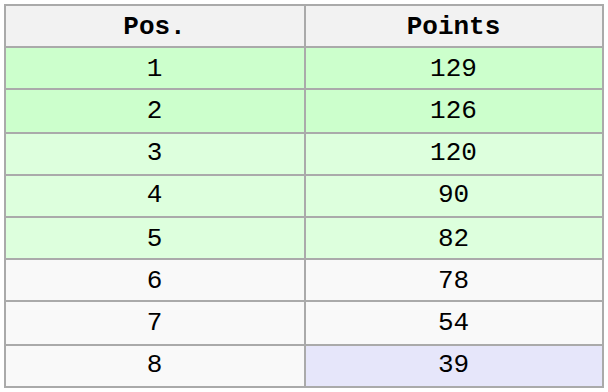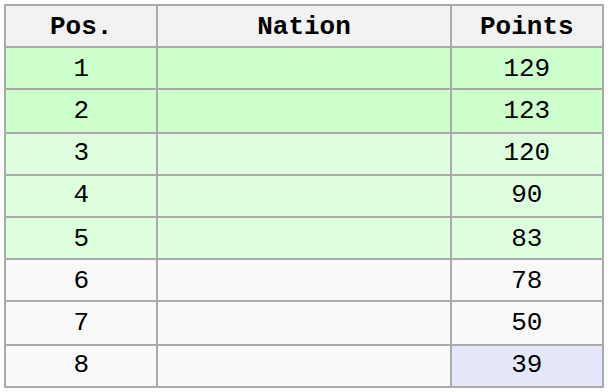+ column: (304, 26)
(454, 111) 126 -> (527, 111) 123
(453, 238) 82 -> (527, 238) 83
(453, 323) 54 -> (527, 323) 50
